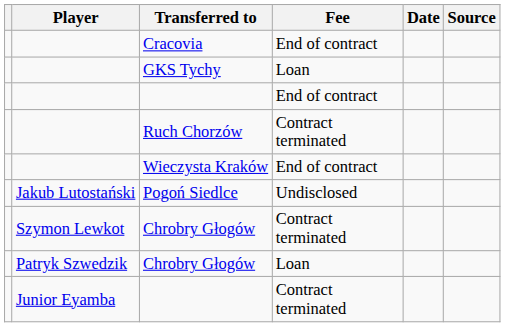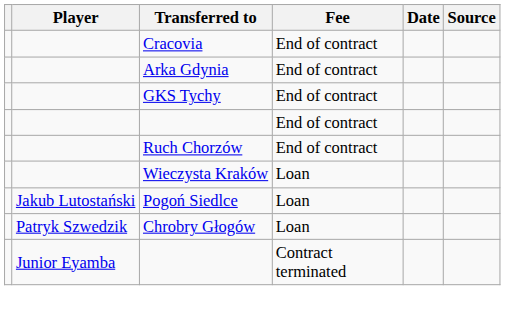+ row: (76, 70)
(293, 69) Loan -> (327, 95) End of contract
(311, 131) Contract terminated -> (327, 148) End of contract
(327, 166) End of contract -> (293, 174) Loan
(317, 192) Undisclosed -> (293, 200) Loan
- row: (70, 228)
